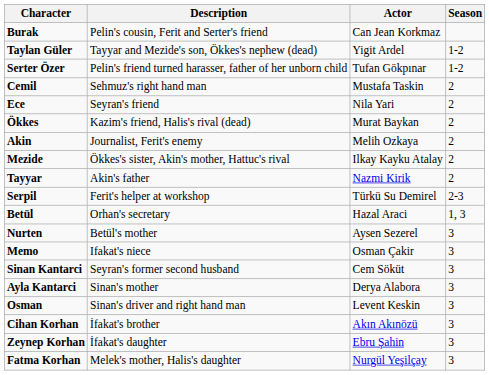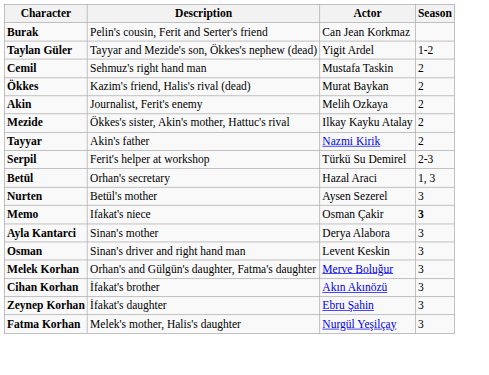- row: (36, 68)
- row: (16, 104)
(451, 251) normal -> (421, 214) bold
- row: (45, 269)
+ row: (43, 269)
